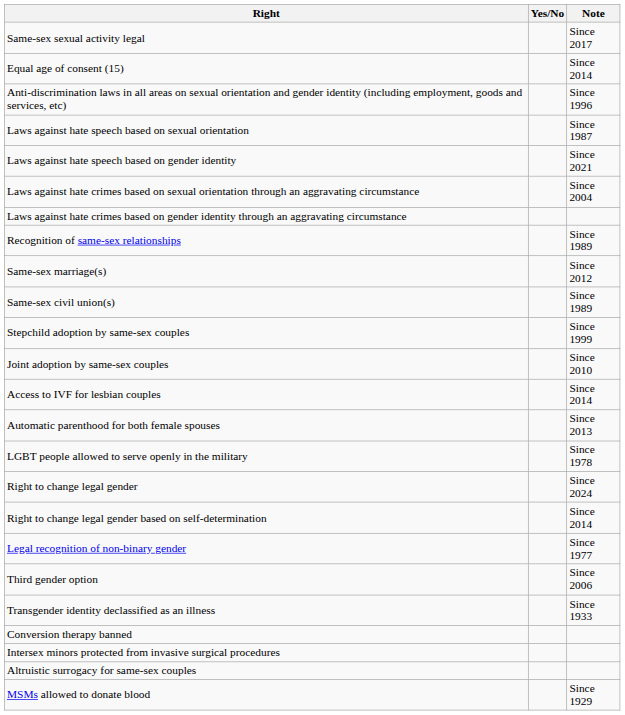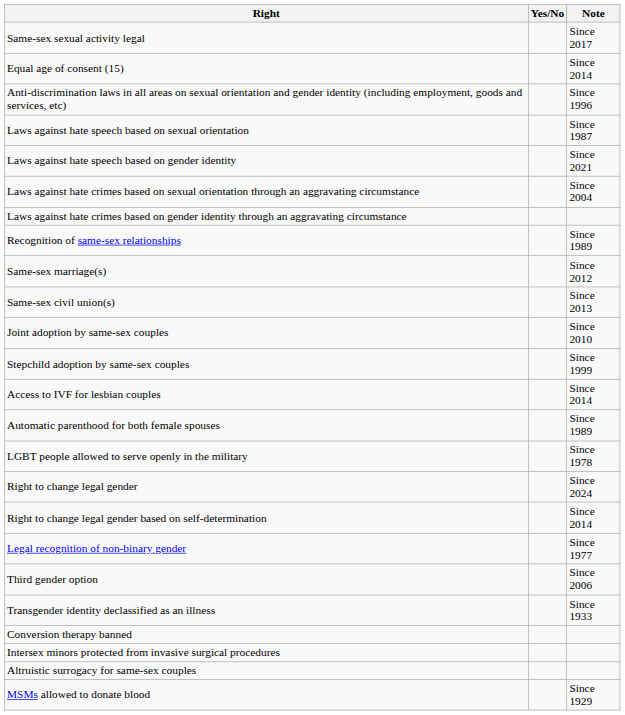(582, 302) Since 1989 -> (582, 302) Since 2013
rows swapped: (98, 333) <-> (88, 363)
(582, 425) Since 2013 -> (582, 425) Since 1989
